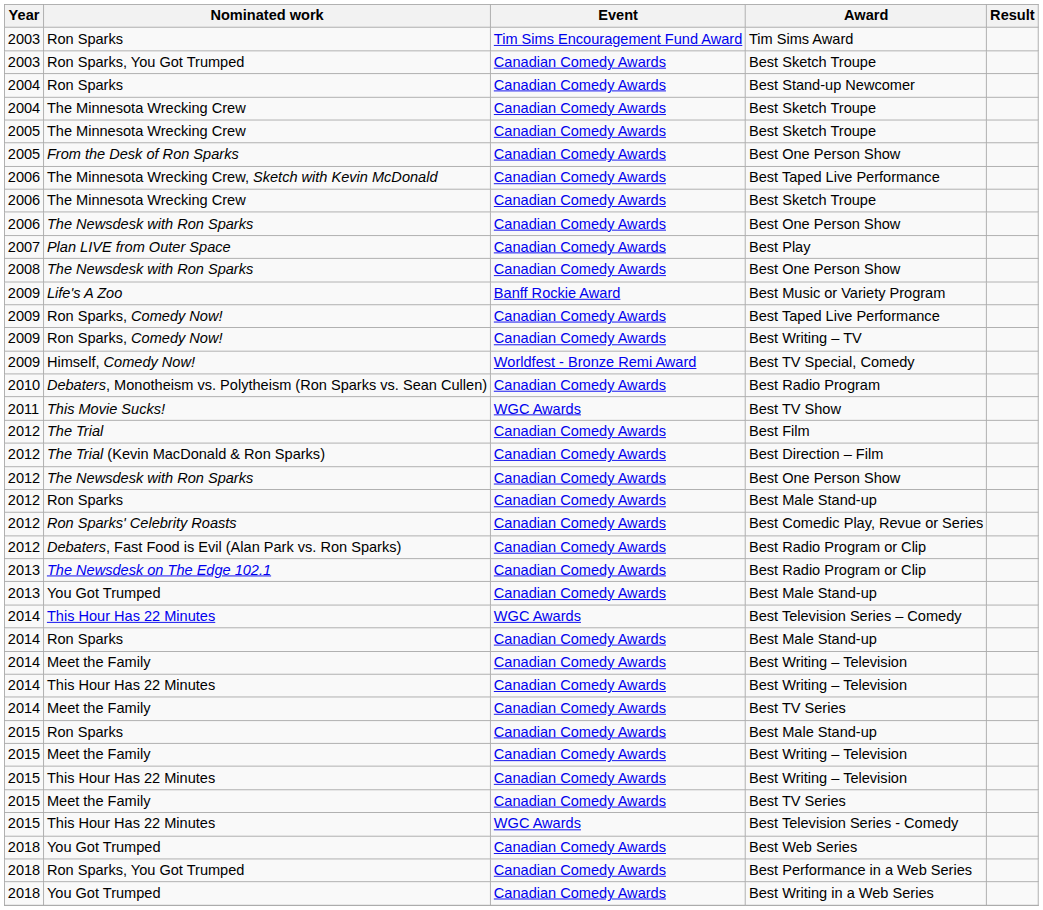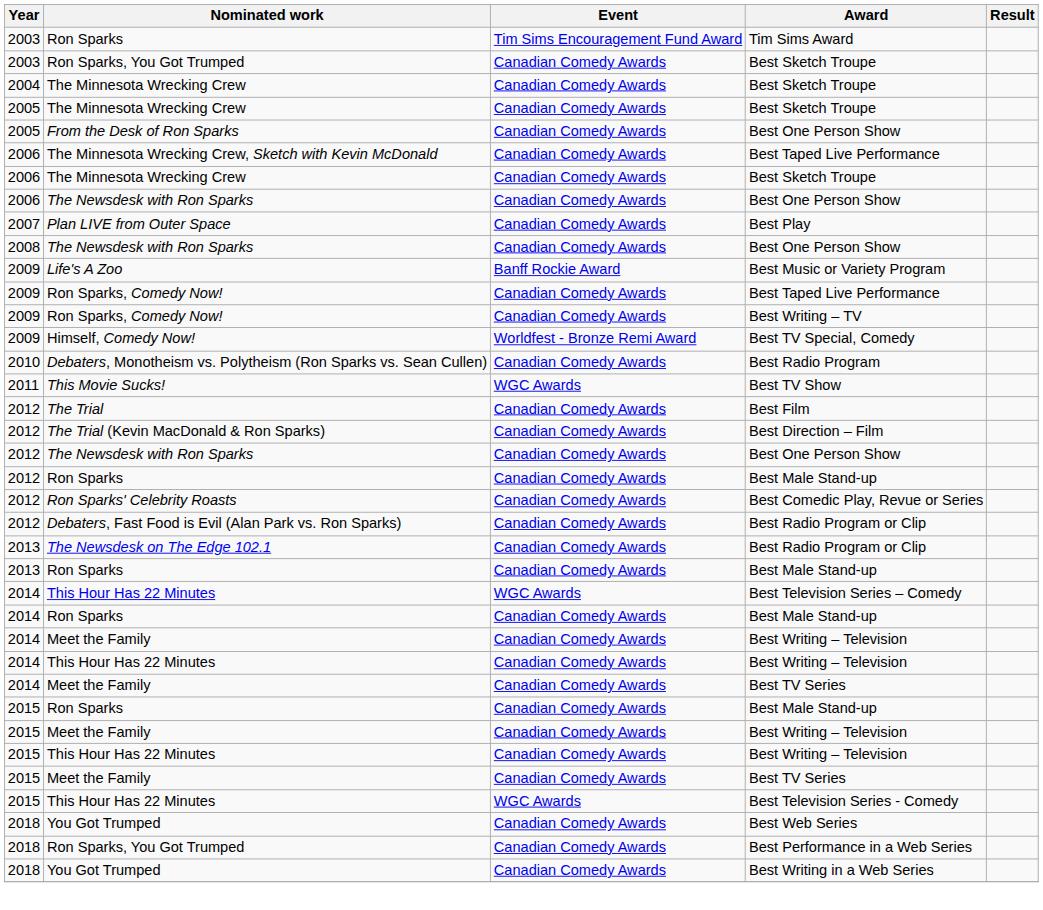- row: (24, 85)
(104, 593) You Got Trumped -> (85, 570) Ron Sparks
